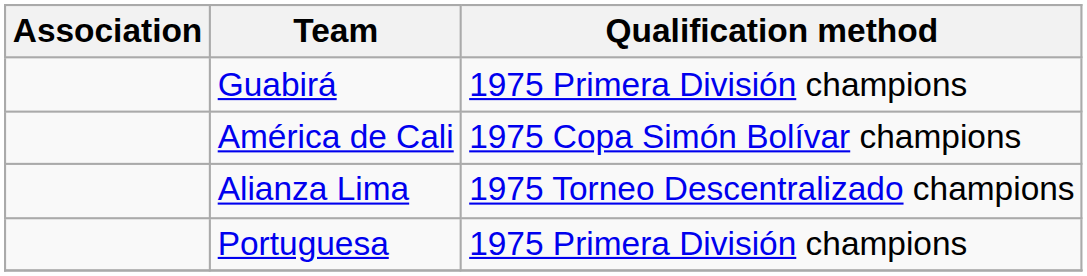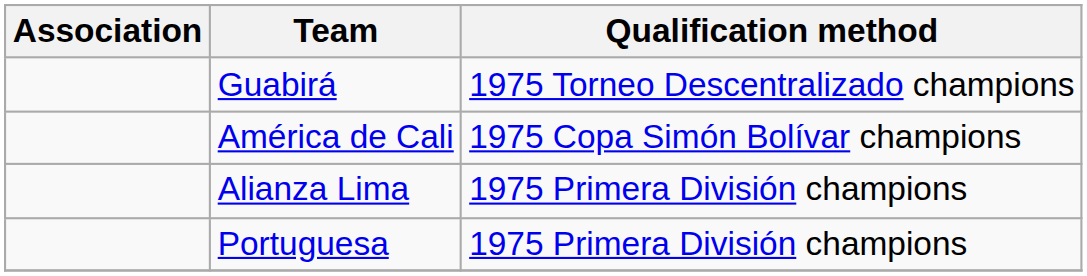(718, 84) 1975 Primera División champions -> (772, 84) 1975 Torneo Descentralizado champions
(772, 190) 1975 Torneo Descentralizado champions -> (718, 190) 1975 Primera División champions
